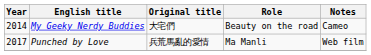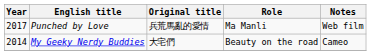rows swapped: (88, 26) <-> (70, 42)
